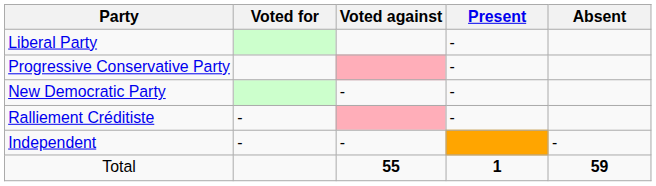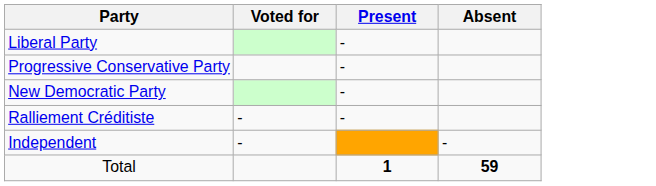- column: (391, 17)
